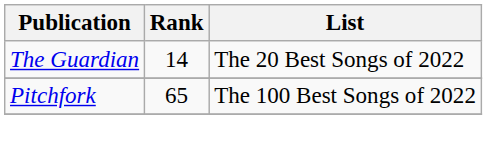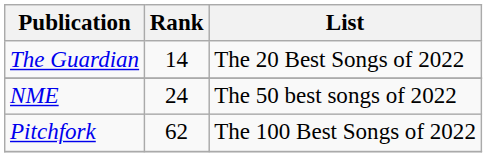+ row: (34, 95)
(177, 95) 65 -> (177, 132) 62
